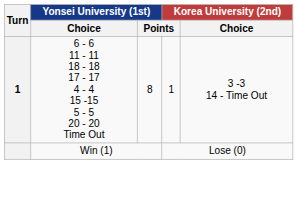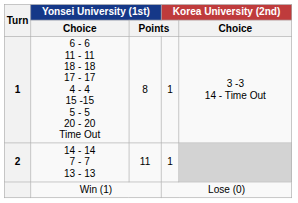+ row: (80, 162)
